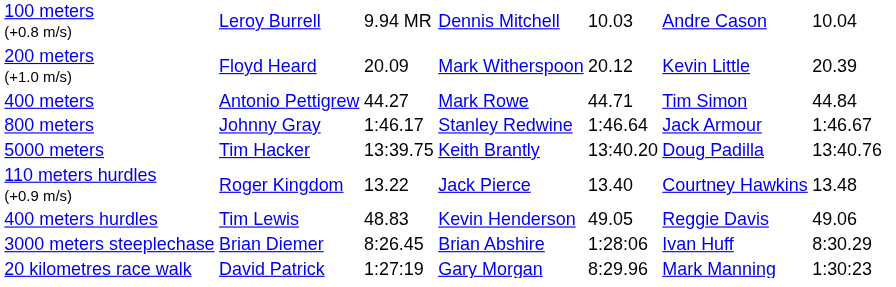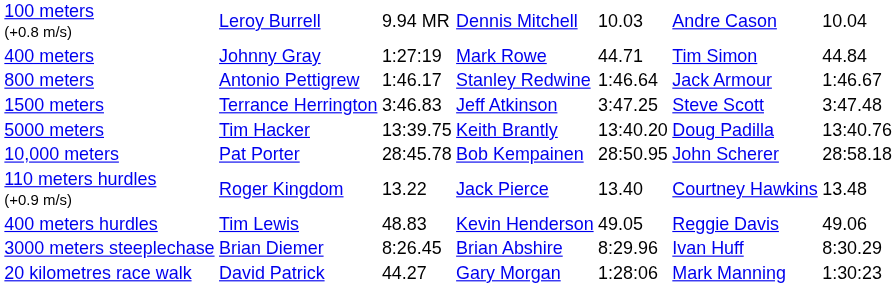- row: (49, 66)
(289, 100) Antonio Pettigrew -> (270, 56) Johnny Gray
(386, 100) 44.27 -> (412, 56) 1:27:19
(270, 125) Johnny Gray -> (289, 80) Antonio Pettigrew
+ row: (54, 105)
+ row: (62, 154)
(618, 244) 1:28:06 -> (628, 248) 8:29.96
(394, 268) 1:27:19 -> (404, 273) 44.27
(618, 268) 8:29.96 -> (628, 273) 1:28:06
